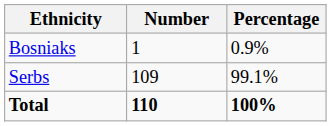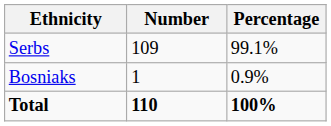rows swapped: (29, 76) <-> (42, 47)
